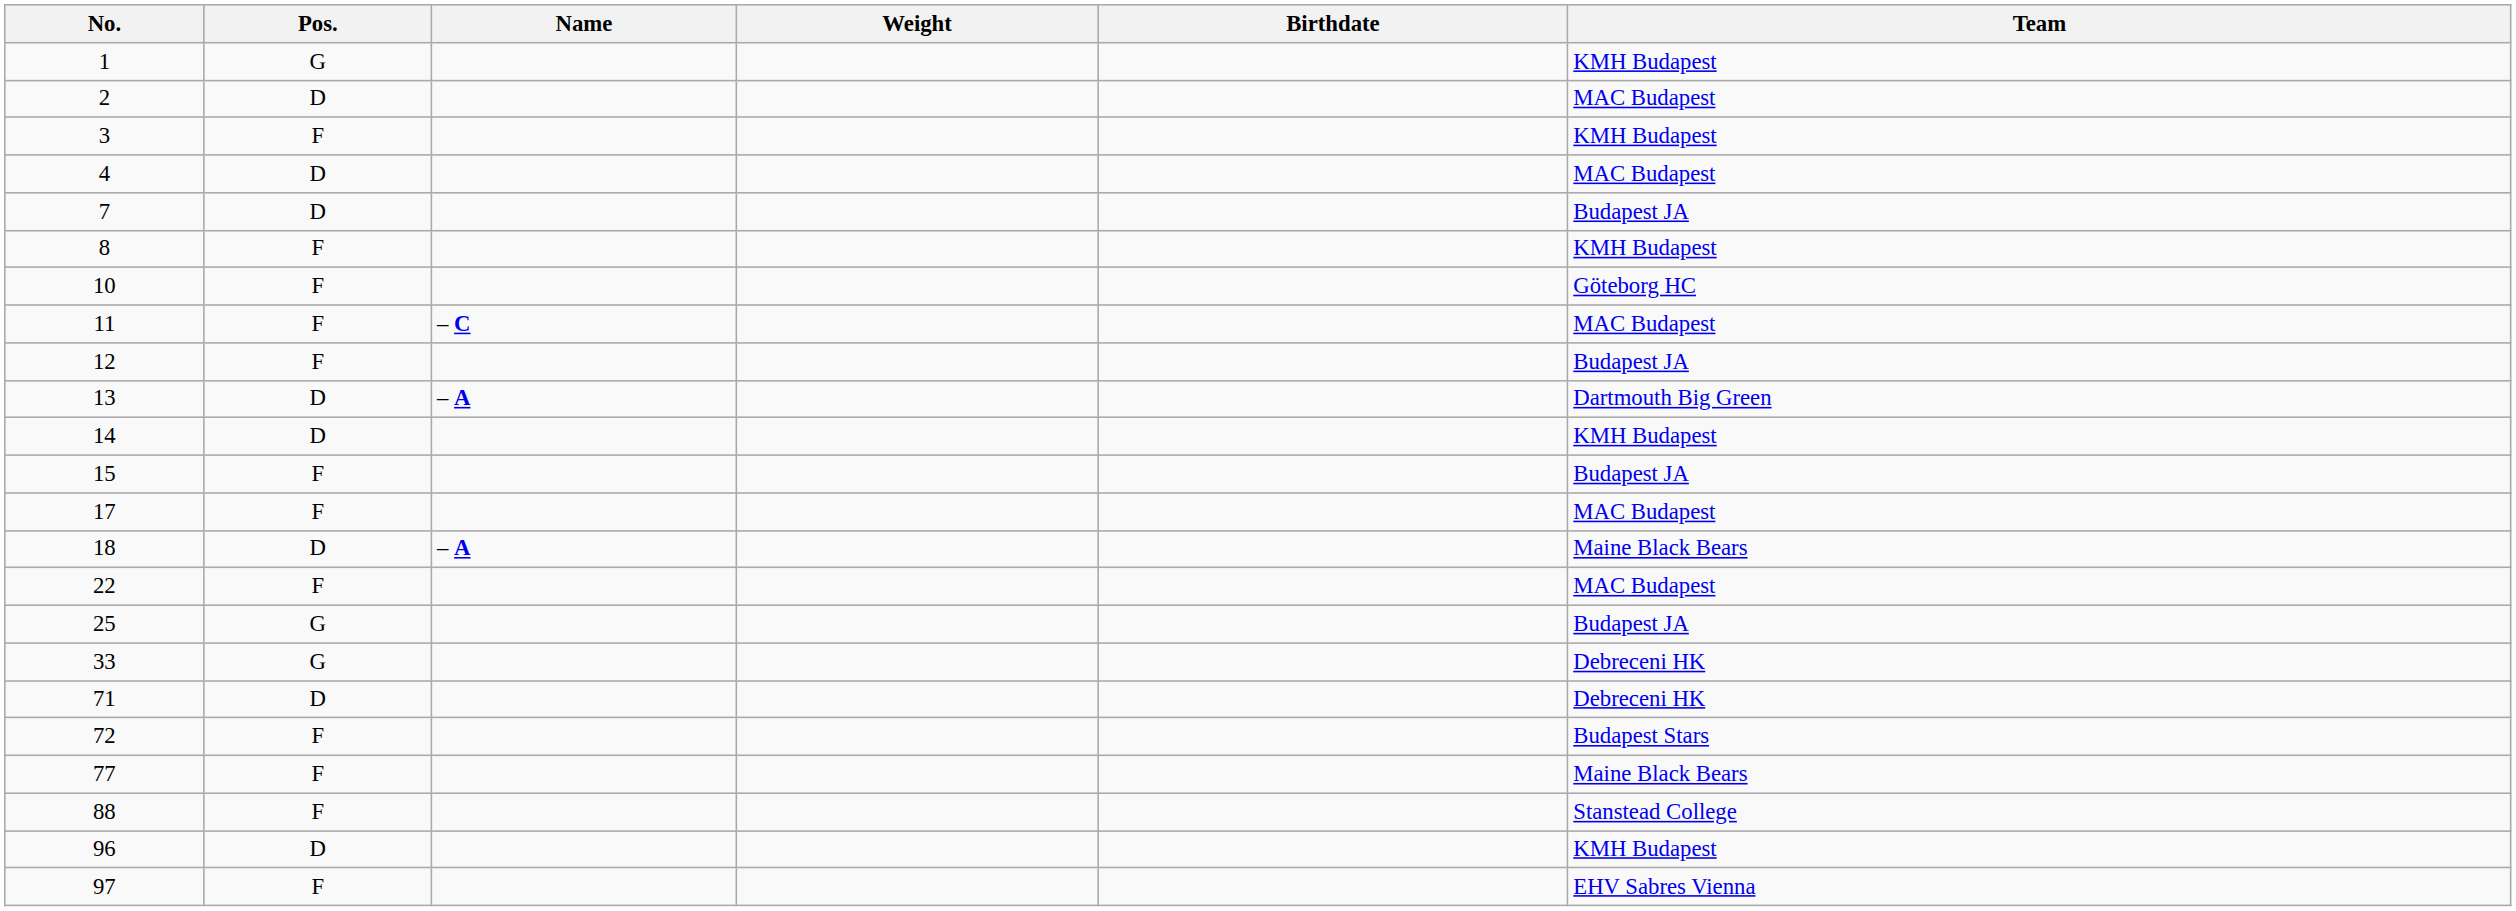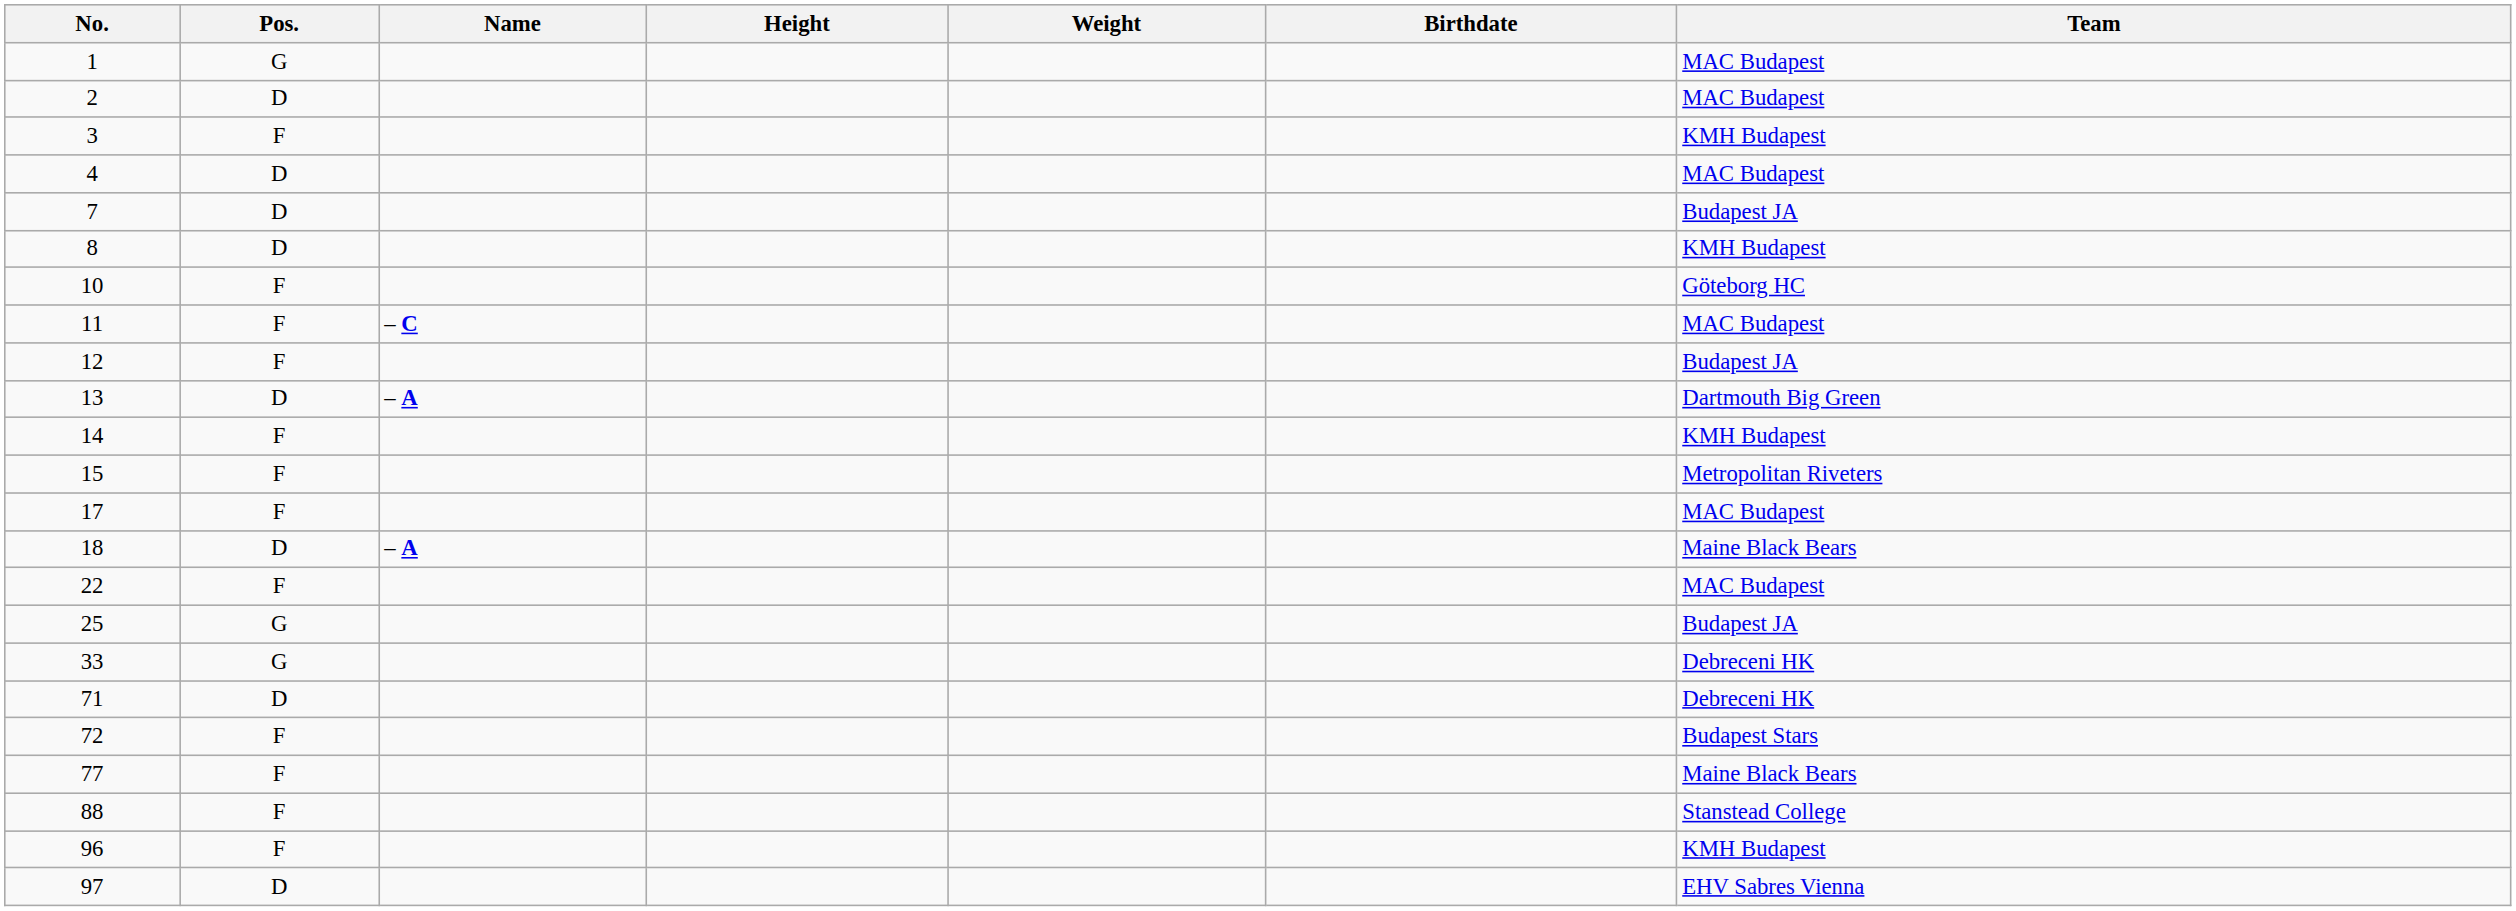+ column: (797, 23)
(1645, 61) KMH Budapest -> (1753, 61) MAC Budapest
(318, 248) F -> (279, 248) D
(318, 436) D -> (279, 436) F
(1631, 473) Budapest JA -> (1782, 473) Metropolitan Riveters
(318, 849) D -> (279, 849) F
(318, 886) F -> (279, 886) D
